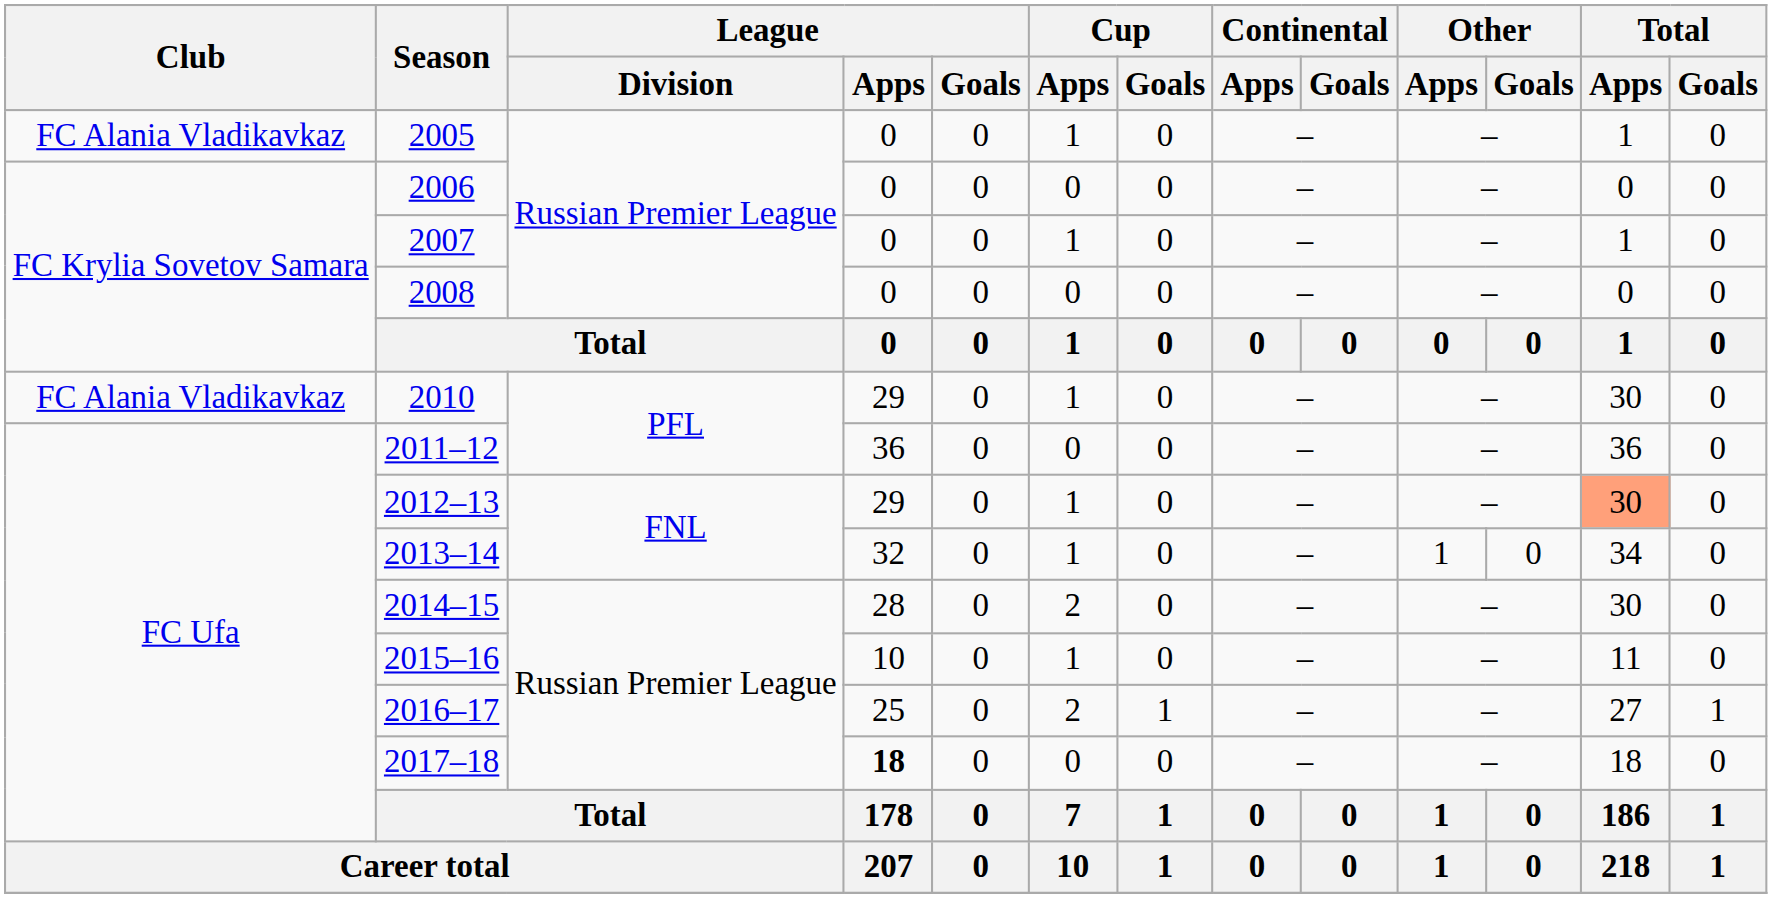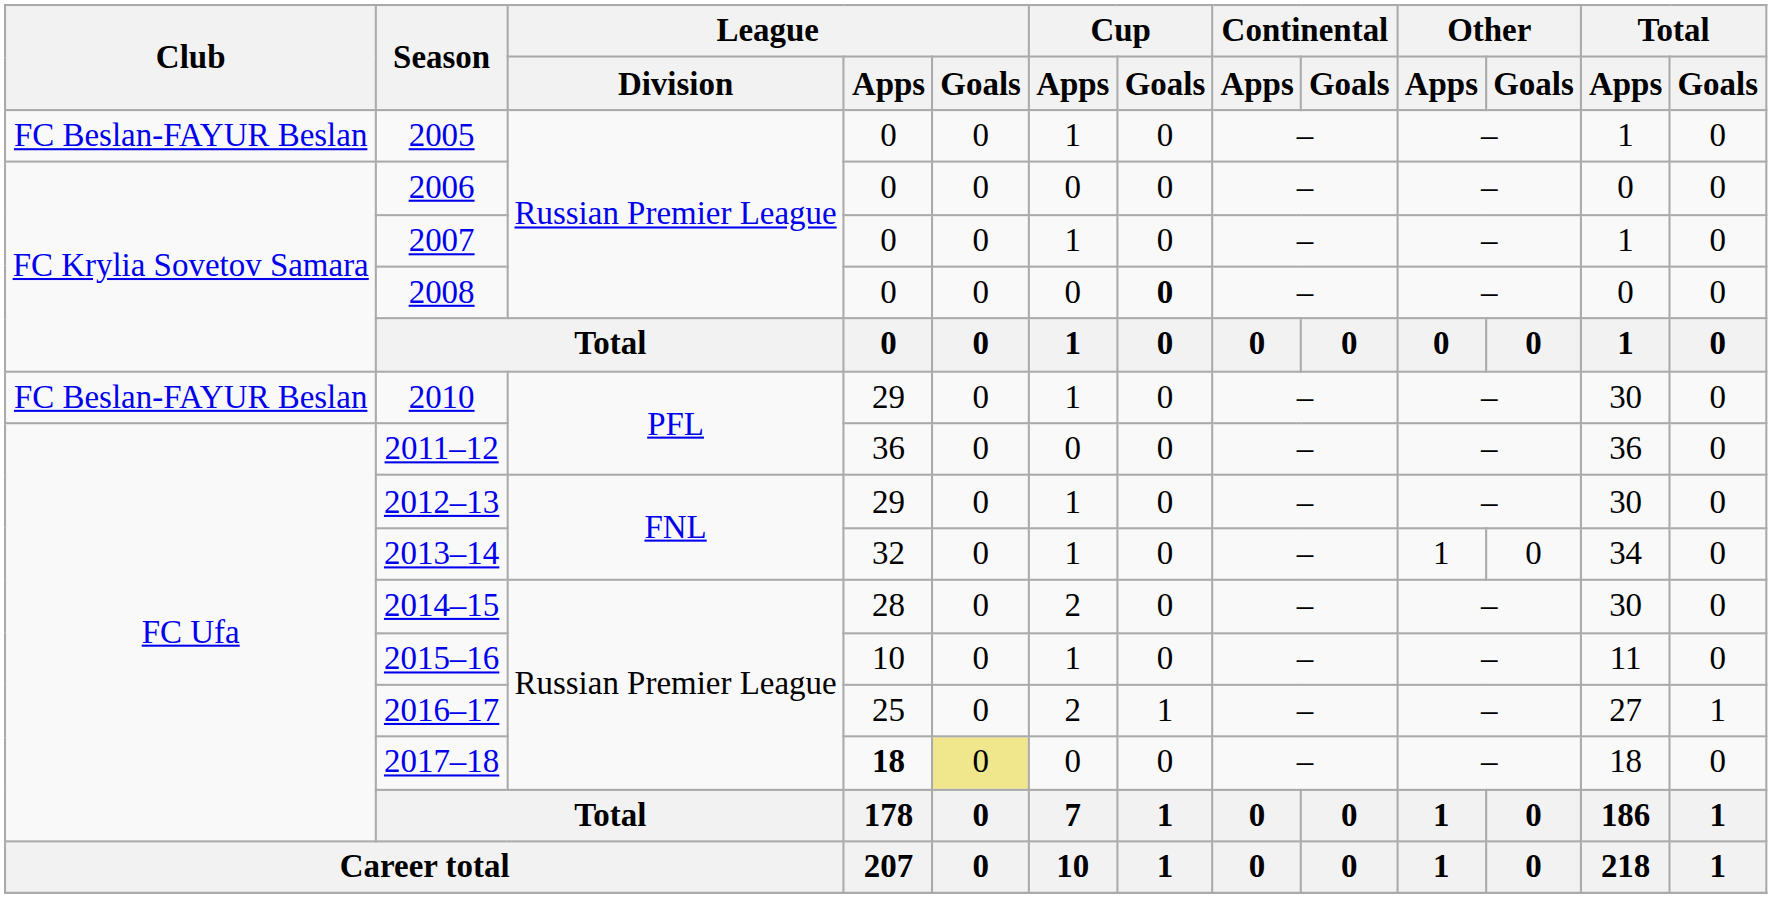(191, 135) FC Alania Vladikavkaz -> (191, 135) FC Beslan-FAYUR Beslan
(1165, 291) normal -> (1165, 291) bold
(191, 396) FC Alania Vladikavkaz -> (191, 396) FC Beslan-FAYUR Beslan
(1626, 501) lightsalmon background -> (1626, 501) no background
(981, 762) no background -> (981, 762) khaki background
